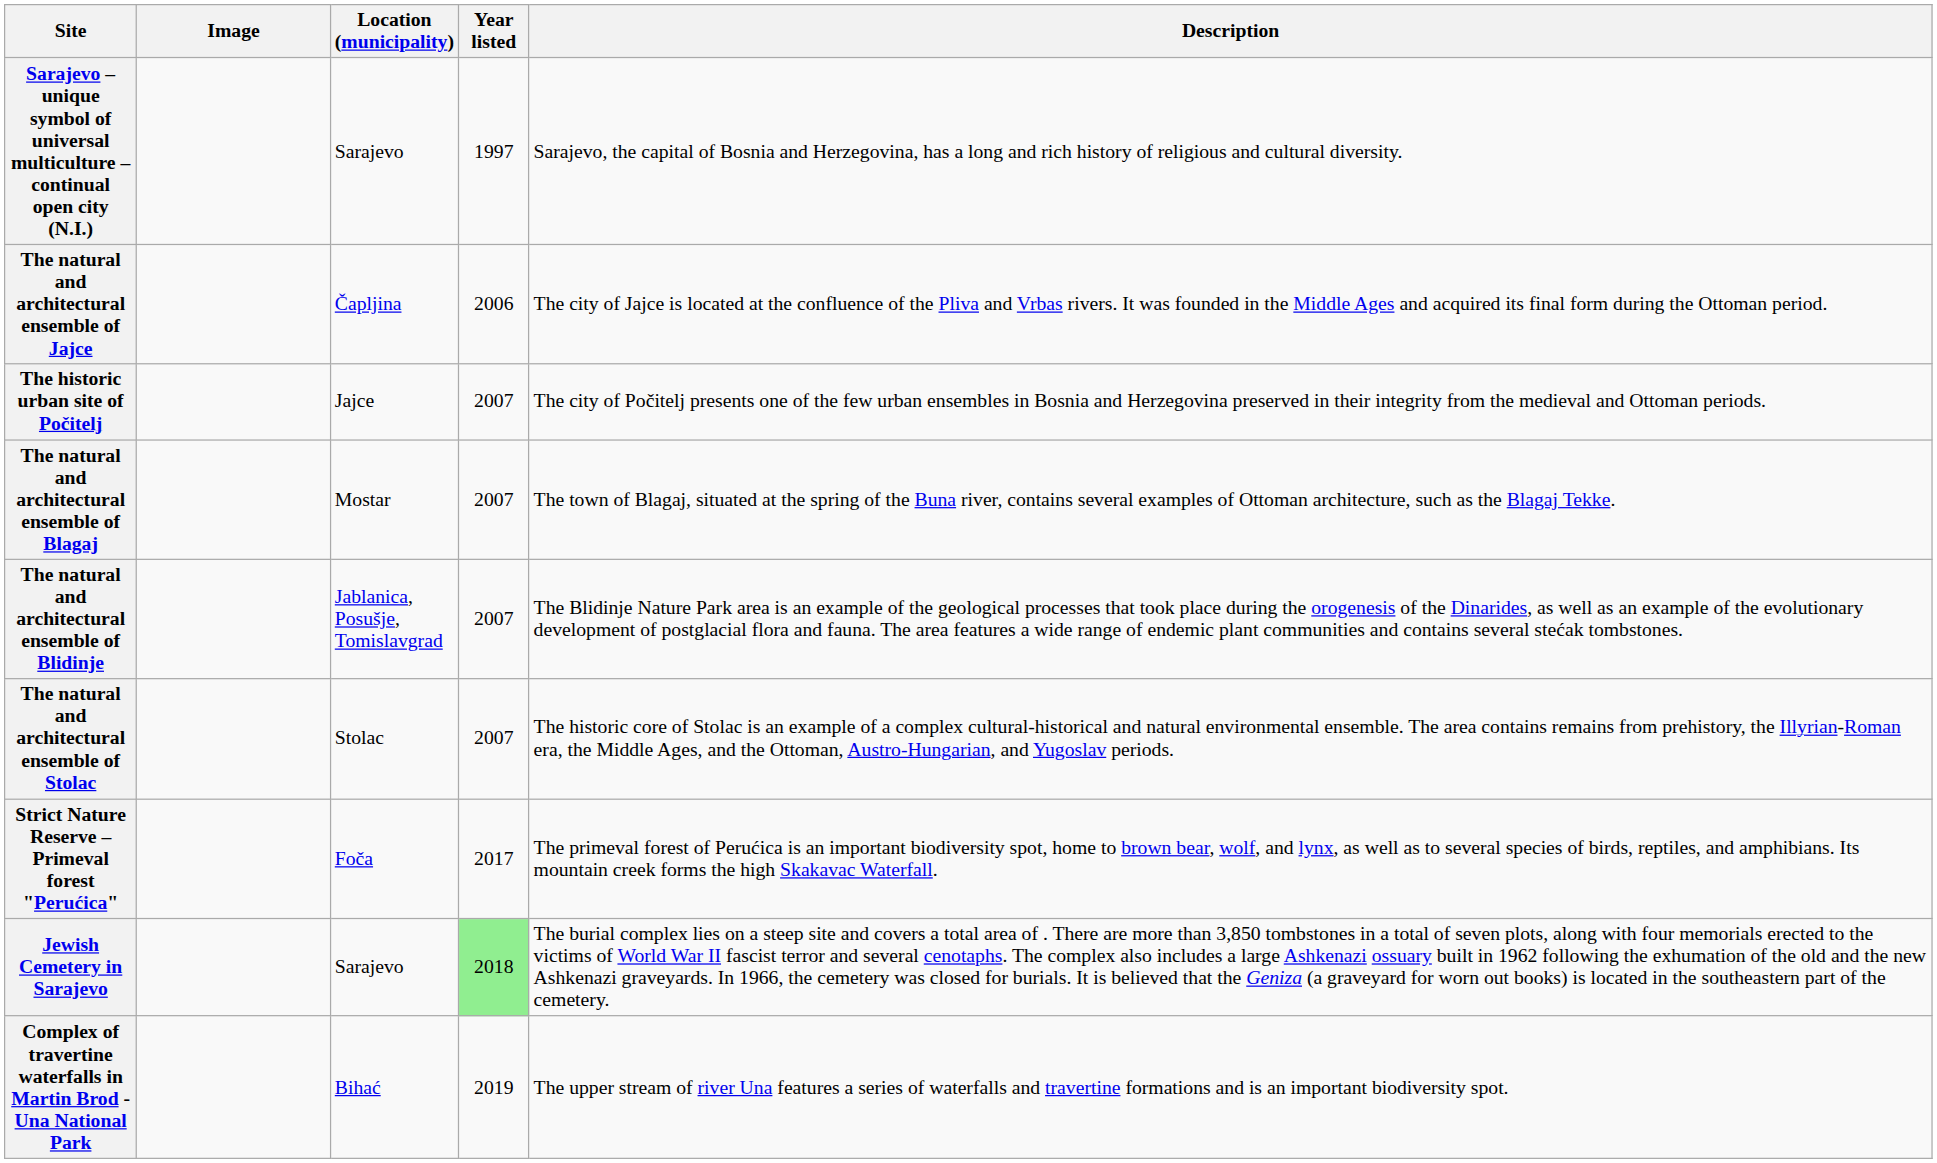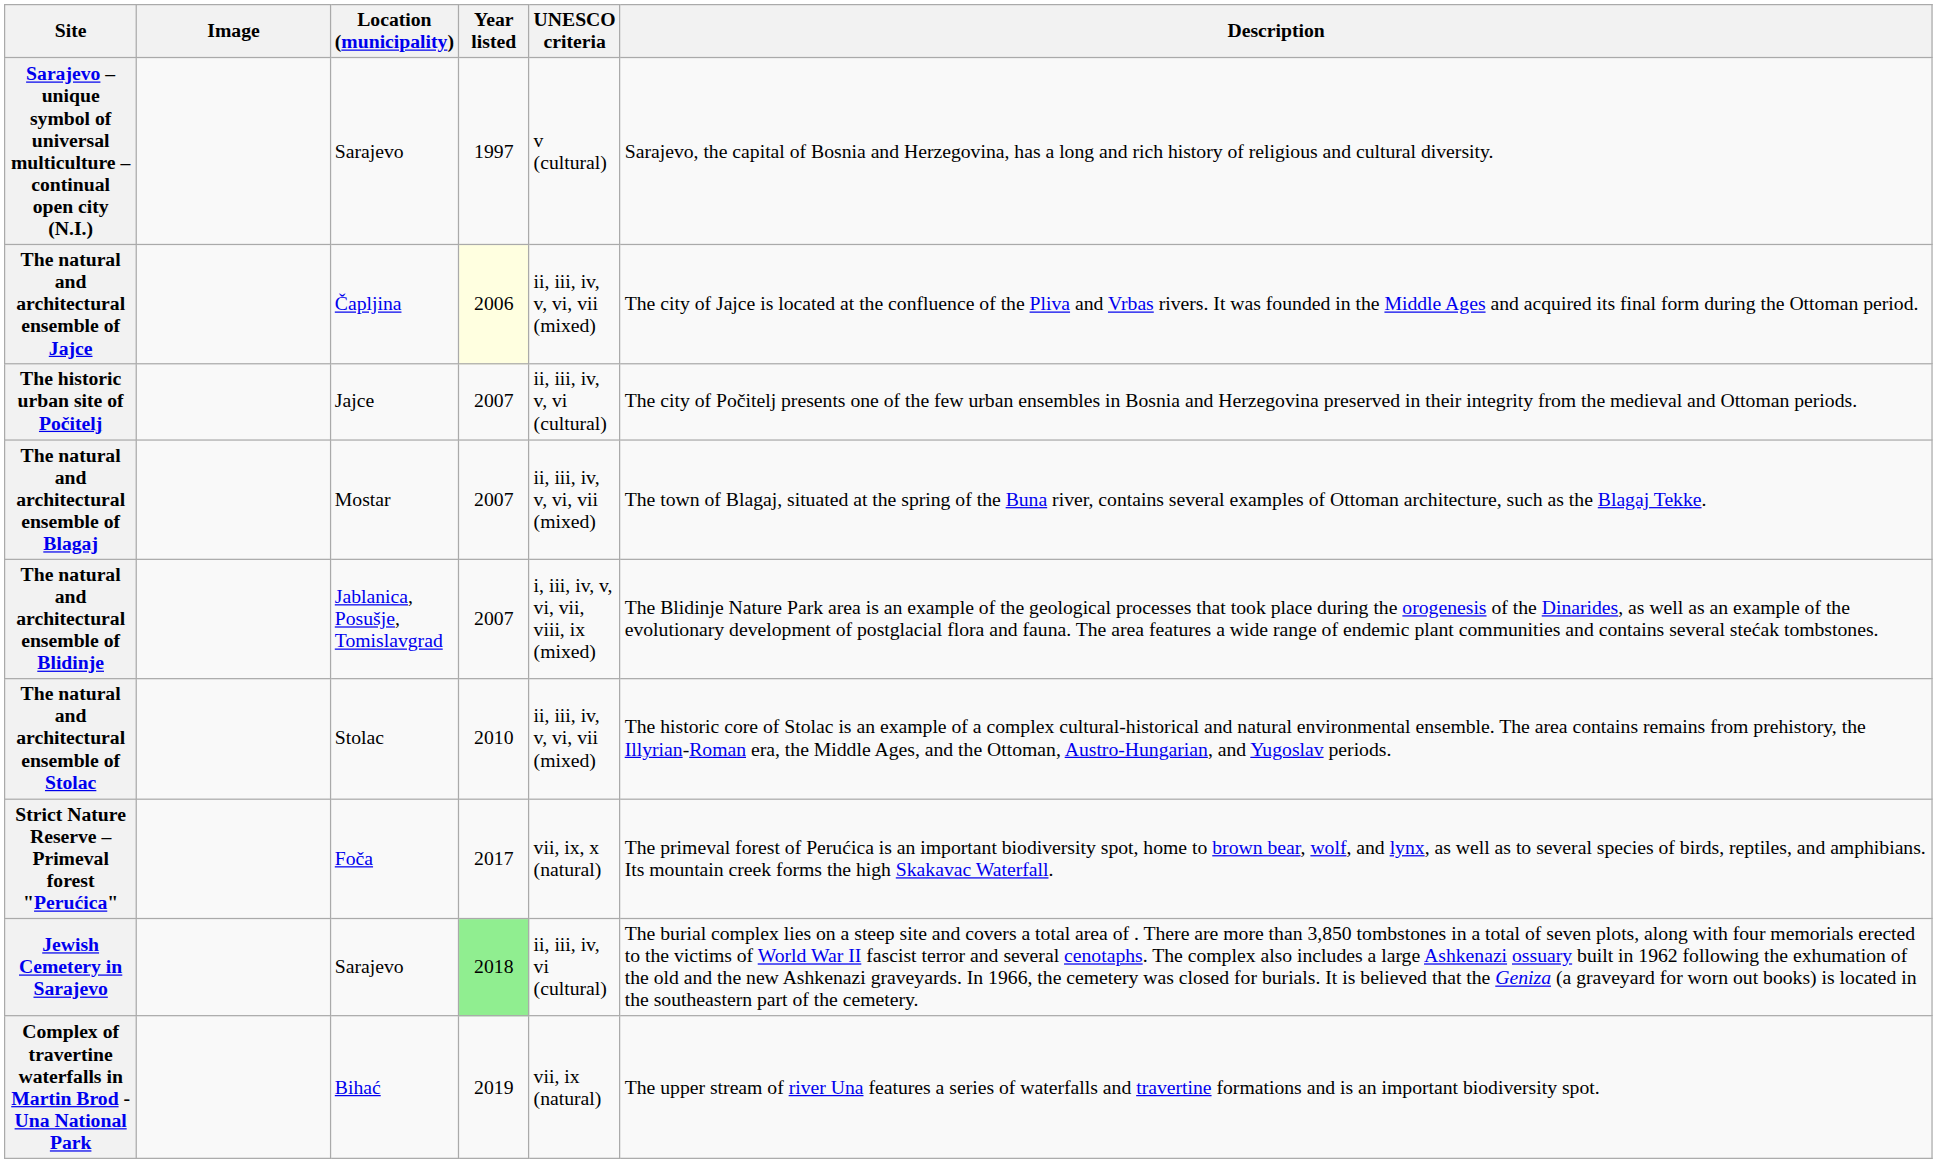+ column: (575, 31)
(494, 303) no background -> (494, 303) lightyellow background
(494, 738) 2007 -> (494, 738) 2010
